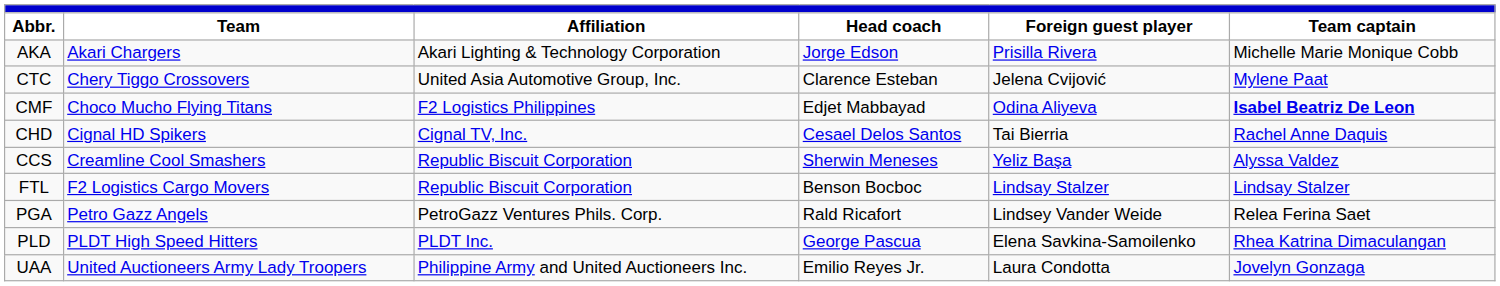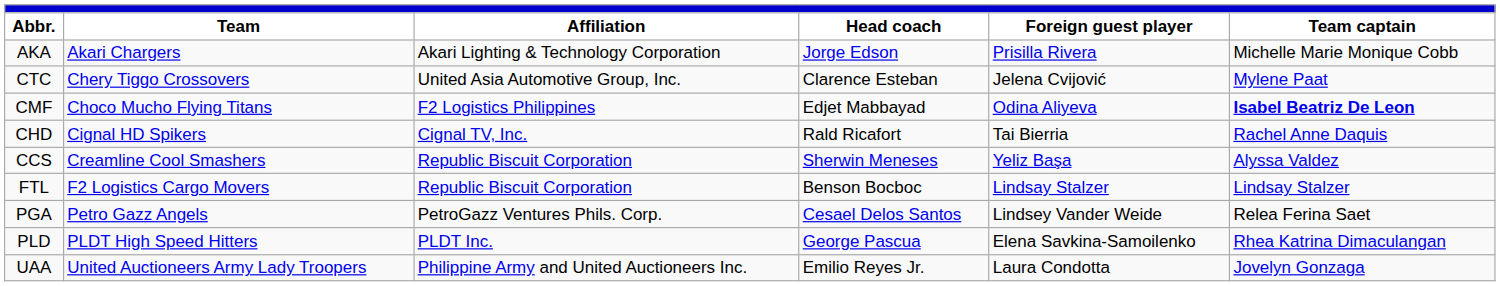(882, 134) Cesael Delos Santos -> (852, 134) Rald Ricafort
(852, 214) Rald Ricafort -> (882, 214) Cesael Delos Santos
